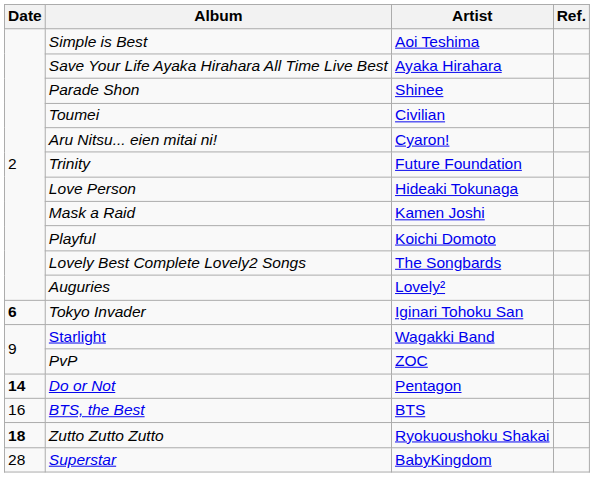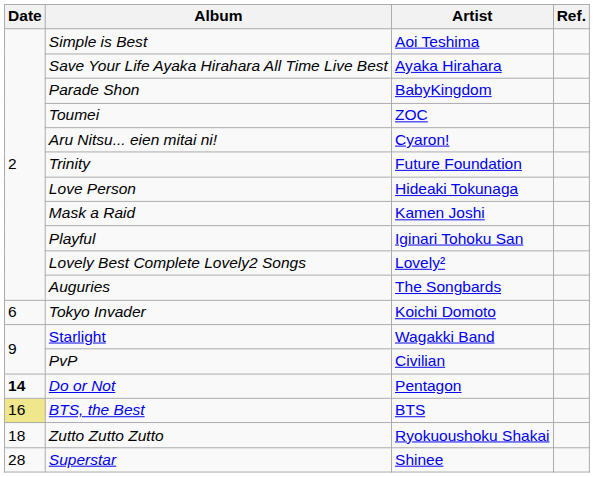(419, 90) Shinee -> (443, 90) BabyKingdom
(420, 115) Civilian -> (411, 115) ZOC
(446, 238) Koichi Domoto -> (459, 238) Iginari Tohoku San
(448, 262) The Songbards -> (420, 262) Lovely²
(420, 287) Lovely² -> (448, 287) The Songbards
(12, 312) bold -> (12, 312) normal
(459, 312) Iginari Tohoku San -> (446, 312) Koichi Domoto
(411, 361) ZOC -> (420, 361) Civilian
(17, 410) no background -> (17, 410) khaki background
(17, 435) bold -> (17, 435) normal
(443, 459) BabyKingdom -> (419, 459) Shinee
